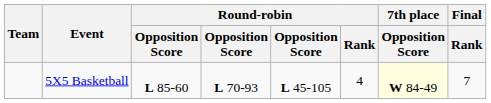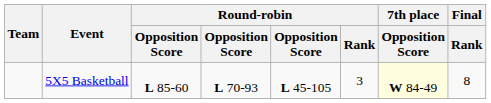(360, 80) 4 -> (360, 80) 3
(467, 80) 7 -> (467, 80) 8
